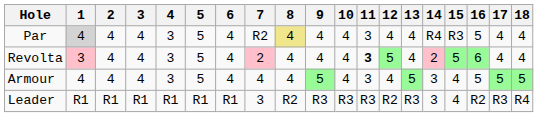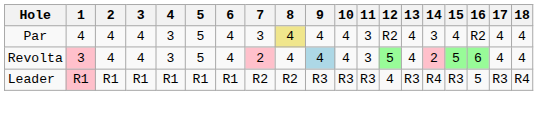(81, 37) lightgrey background -> (81, 37) no background
(260, 37) R2 -> (260, 37) 3
(390, 37) 4 -> (390, 37) R2
(434, 37) R4 -> (434, 37) 3
(456, 37) R3 -> (456, 37) 4
(478, 37) 5 -> (478, 37) R2
(320, 58) no background -> (320, 58) lightblue background
(368, 58) bold -> (368, 58) normal
- row: (31, 79)
(81, 101) no background -> (81, 79) pink background
(260, 101) 3 -> (260, 79) R2
(390, 101) R2 -> (390, 79) 4
(434, 101) 3 -> (434, 79) R4
(456, 101) 4 -> (456, 79) R3
(478, 101) R2 -> (478, 79) 5
